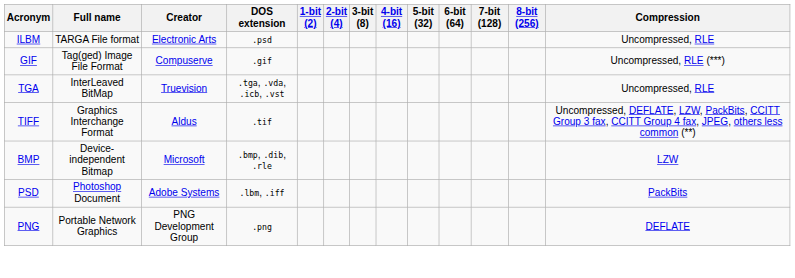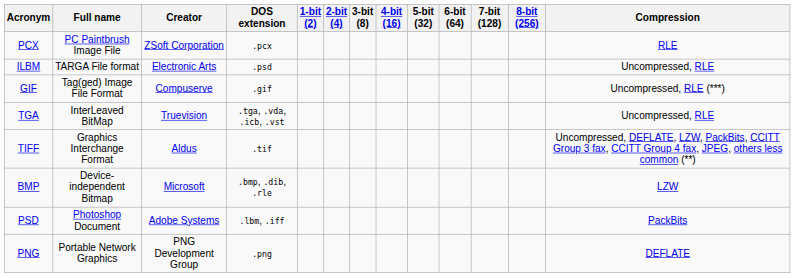+ row: (28, 45)
